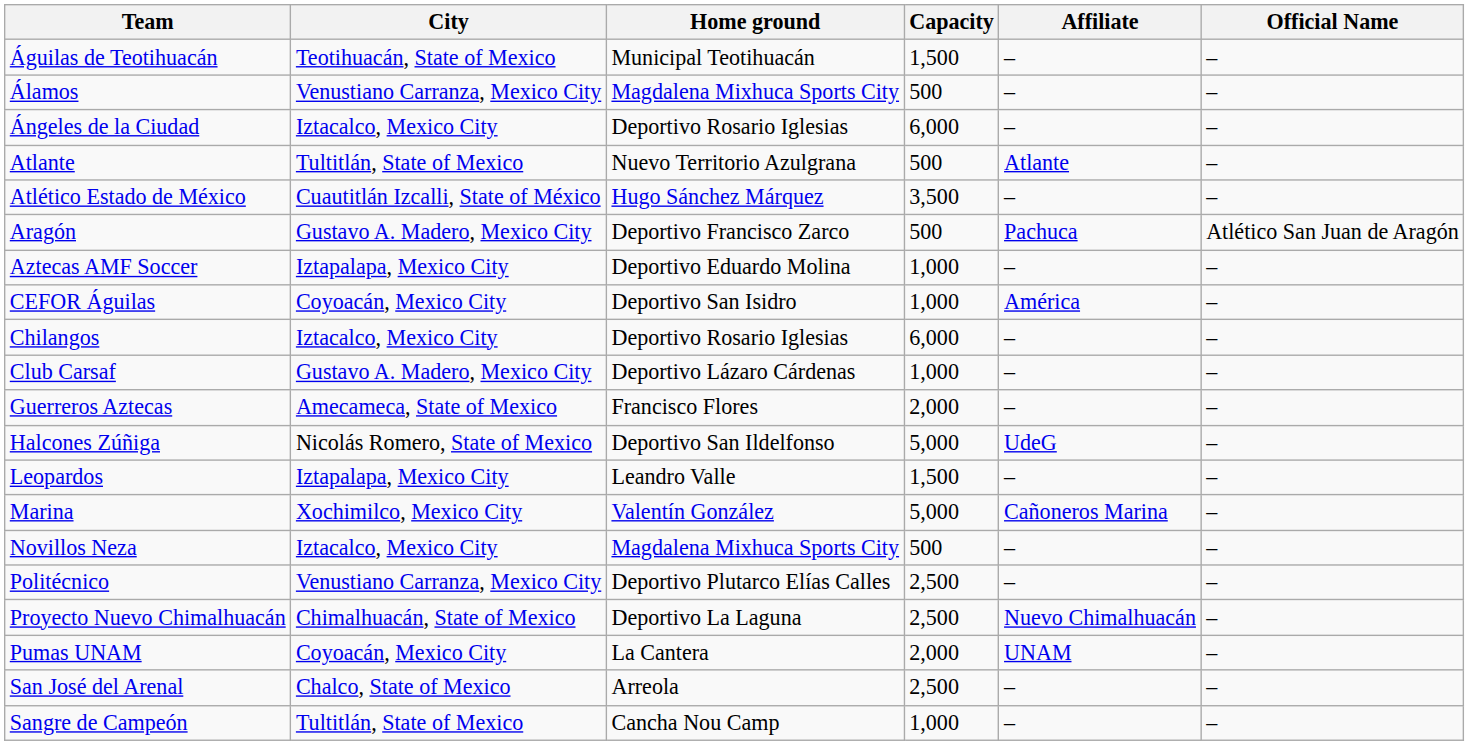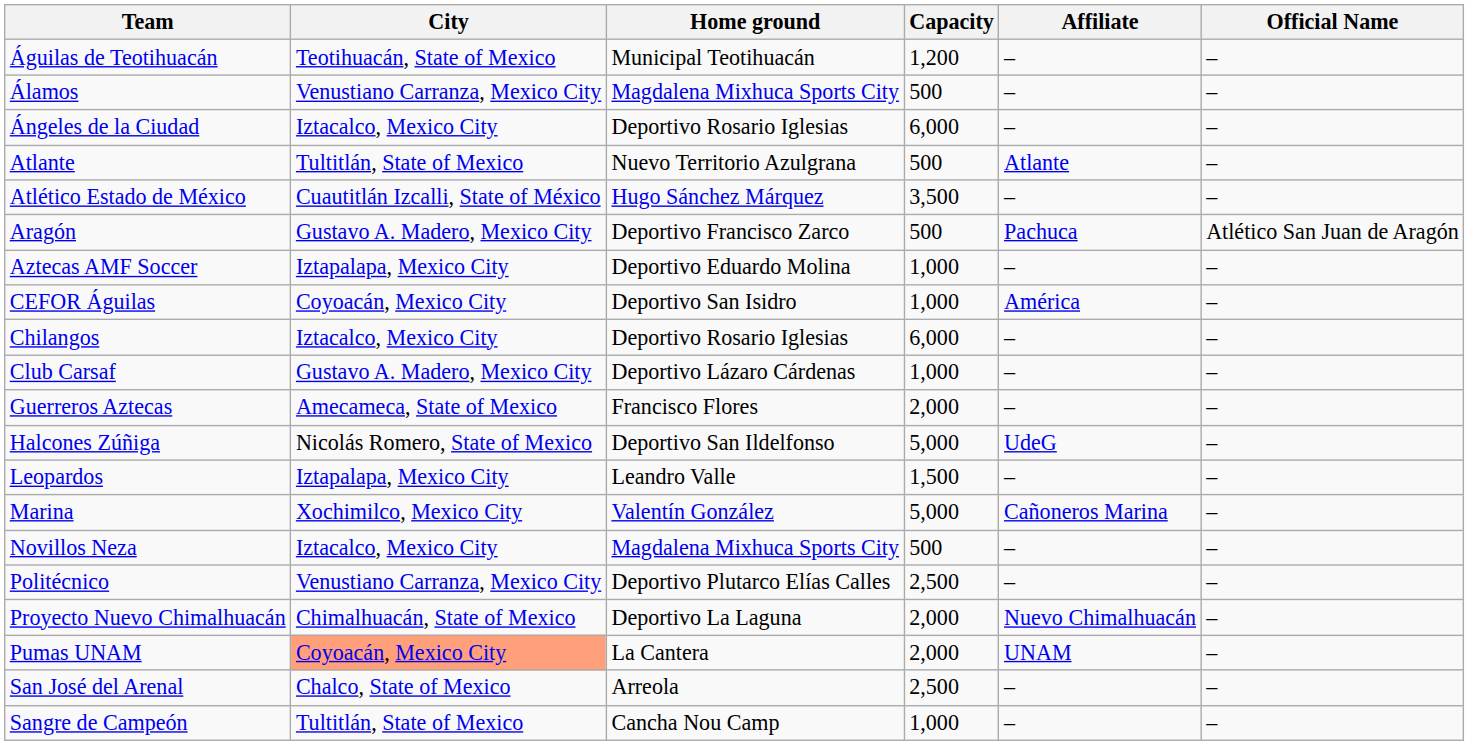(934, 57) 1,500 -> (934, 57) 1,200
(934, 617) 2,500 -> (934, 617) 2,000
(401, 652) no background -> (401, 652) lightsalmon background
